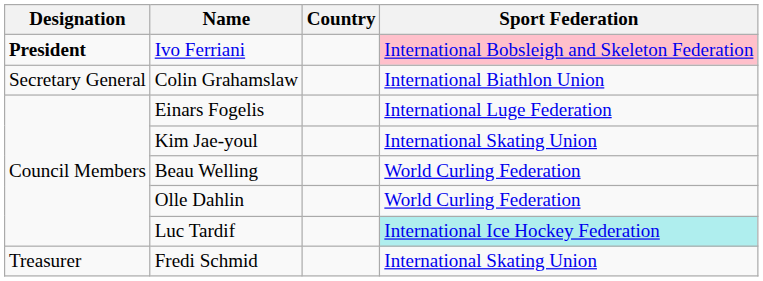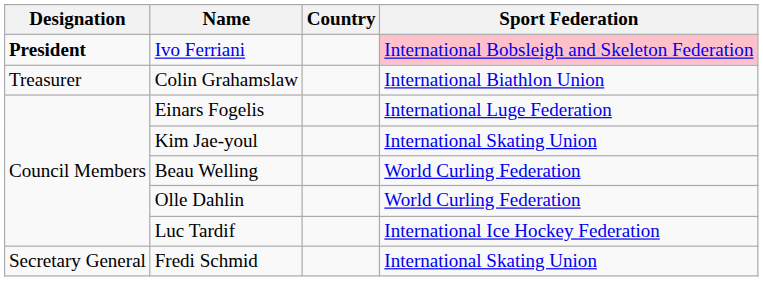(77, 79) Secretary General -> (45, 79) Treasurer
(522, 230) paleturquoise background -> (522, 230) no background
(45, 261) Treasurer -> (77, 261) Secretary General
